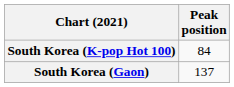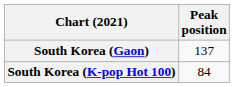rows swapped: (91, 72) <-> (91, 51)
